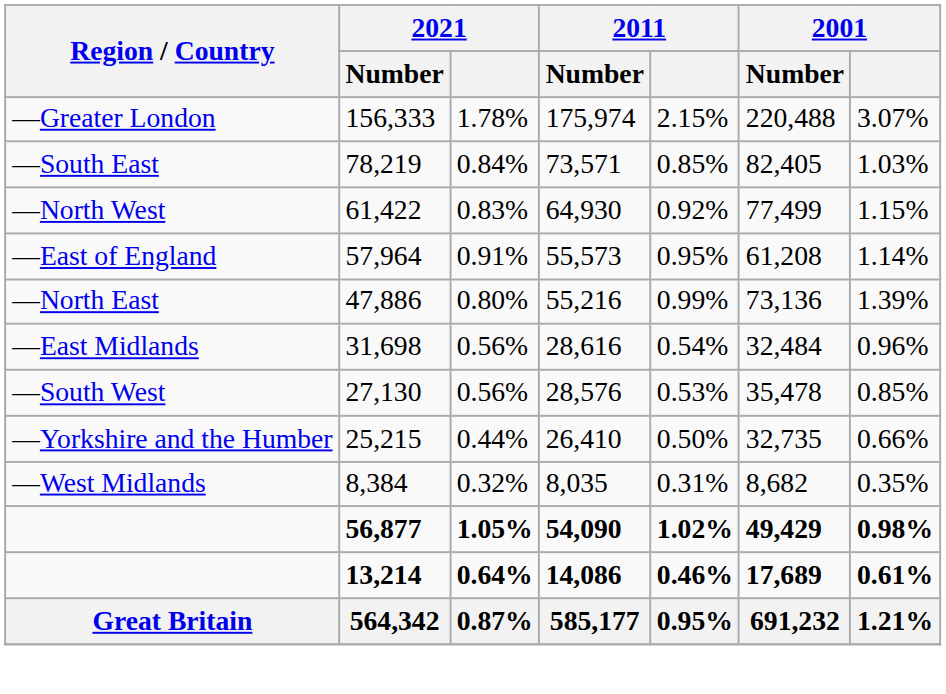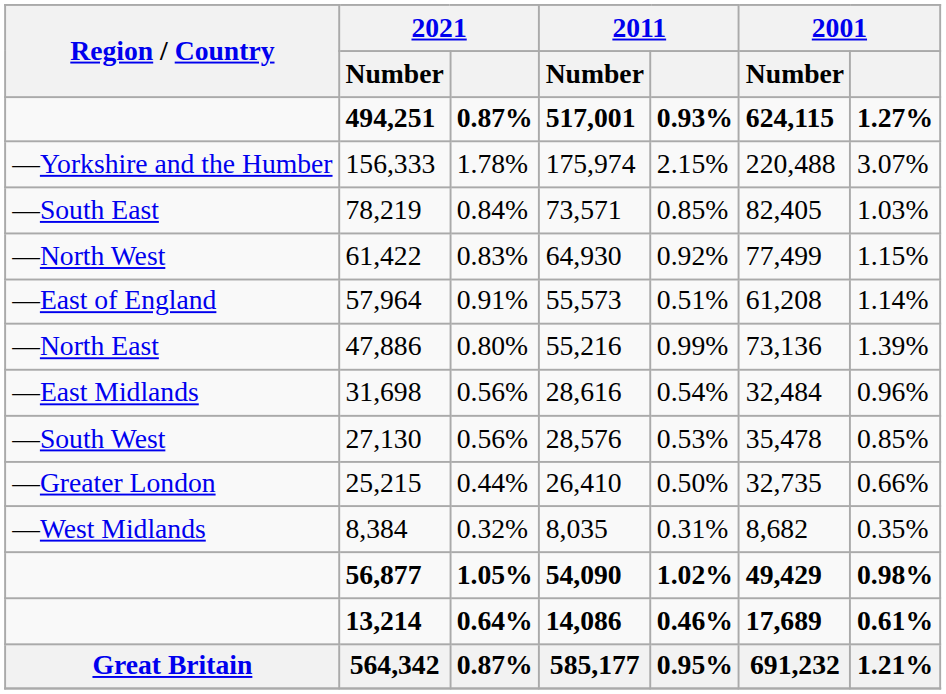+ row: (390, 118)
(114, 118) —Greater London -> (172, 164) —Yorkshire and the Humber
(693, 255) 0.95% -> (693, 300) 0.51%
(172, 437) —Yorkshire and the Humber -> (114, 483) —Greater London
